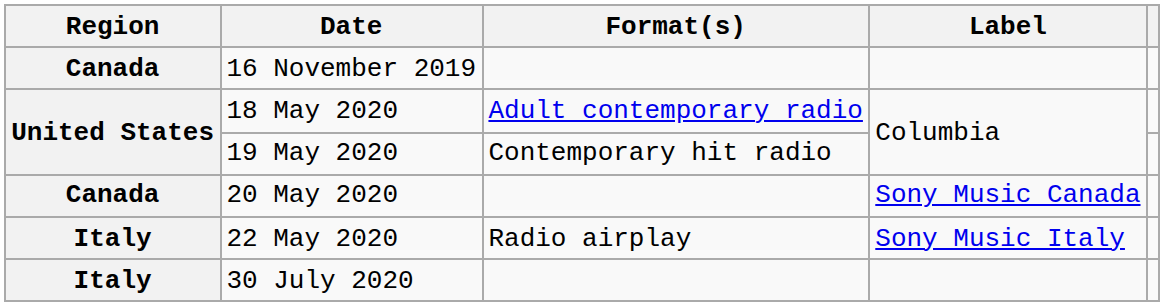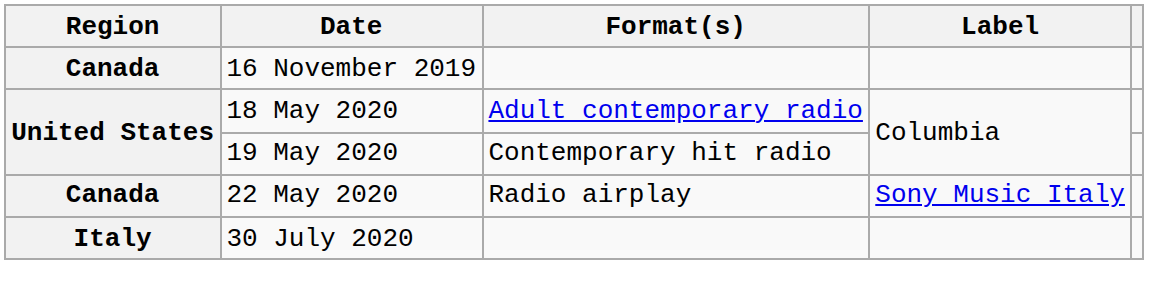- row: (312, 196)
(113, 238) Italy -> (113, 196) Canada
